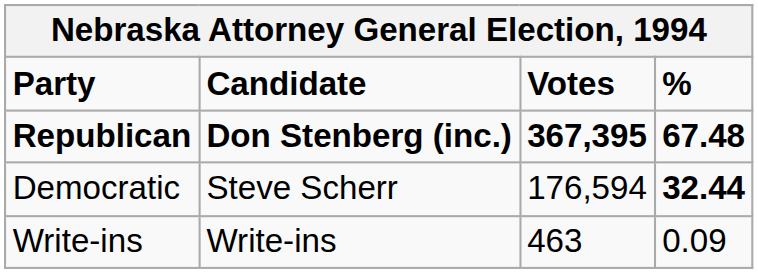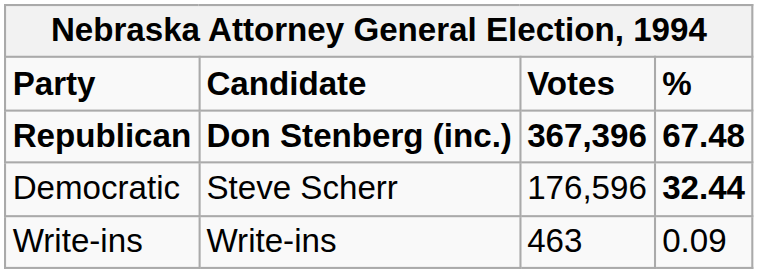(587, 135) 367,395 -> (587, 135) 367,396
(587, 188) 176,594 -> (587, 188) 176,596
